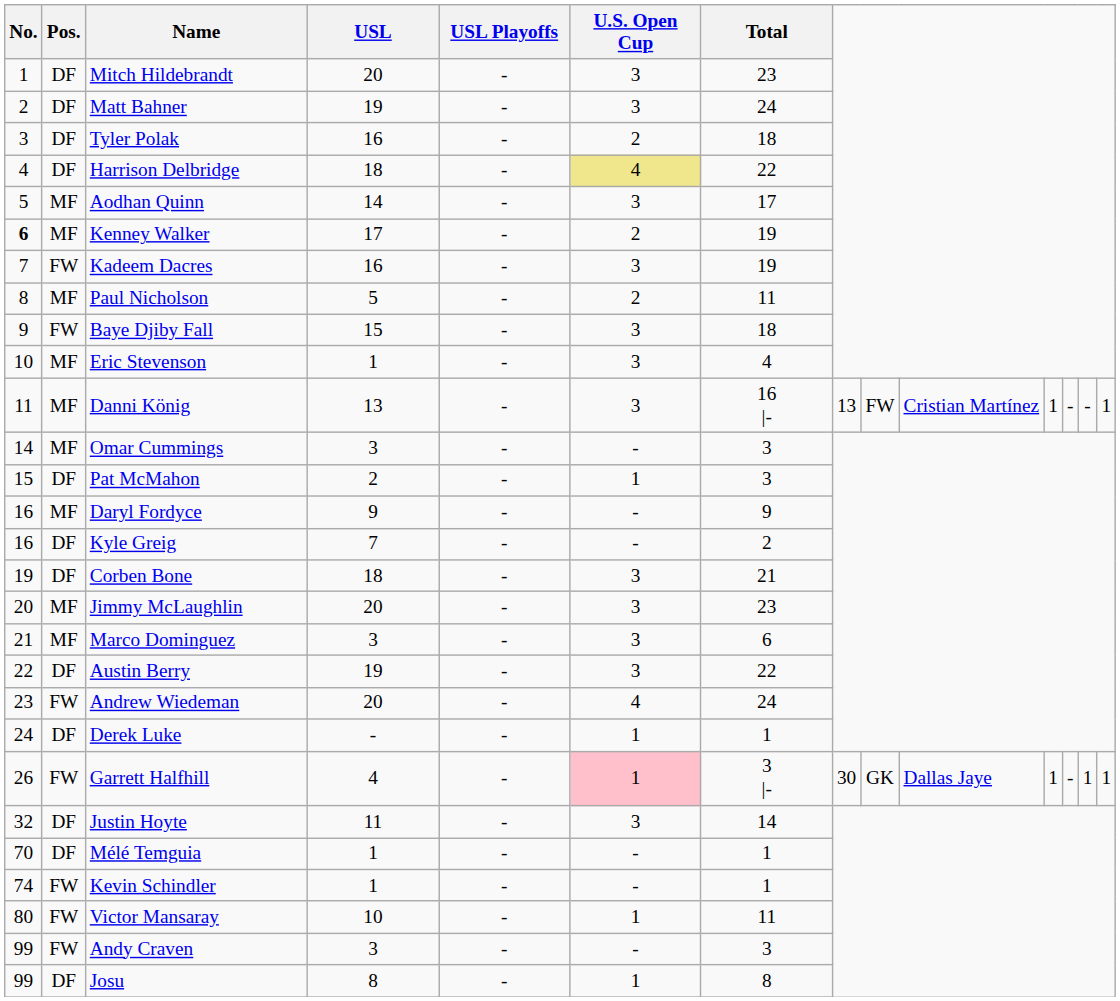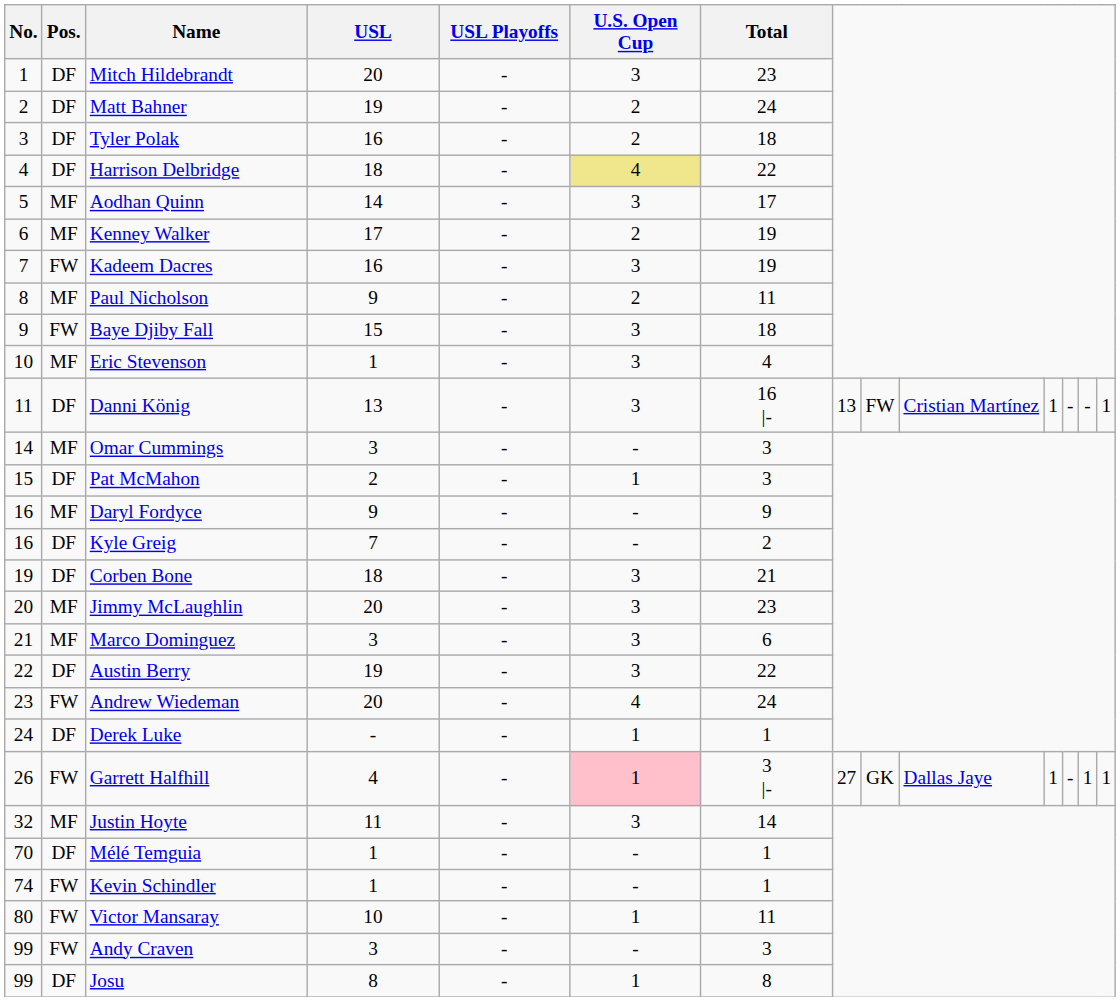(635, 106) 3 -> (635, 106) 2
(23, 233) bold -> (23, 233) normal
(373, 297) 5 -> (373, 297) 9
(64, 404) MF -> (64, 404) DF
(847, 777) 30 -> (847, 777) 27
(64, 820) DF -> (64, 820) MF
